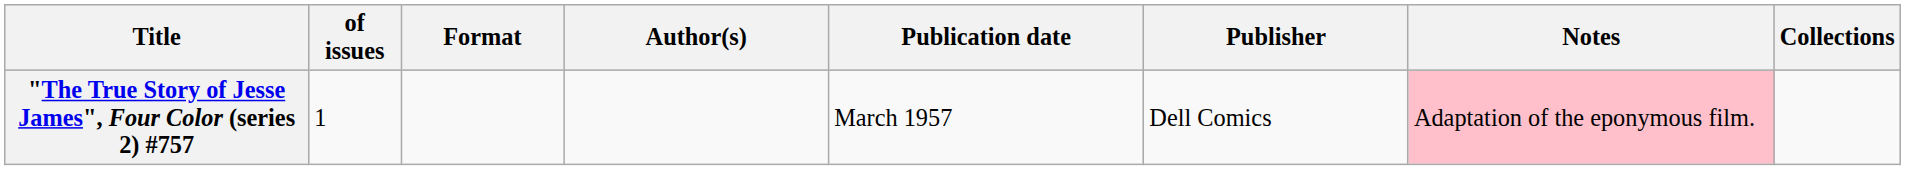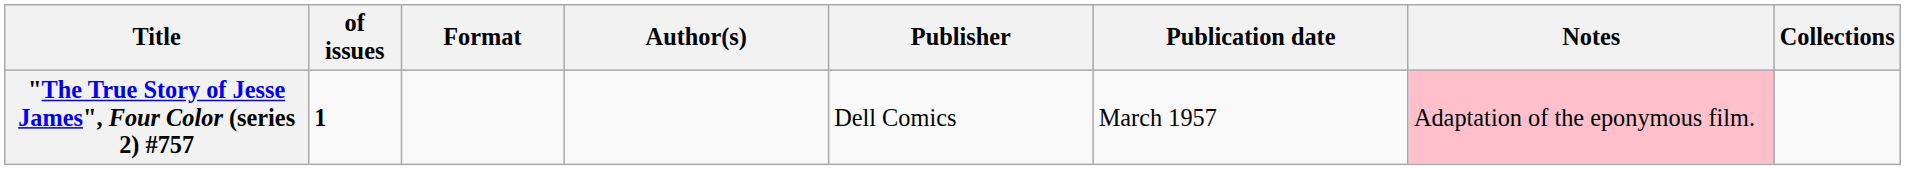columns swapped: (1276, 37) <-> (986, 37)
(320, 117) normal -> (320, 117) bold
